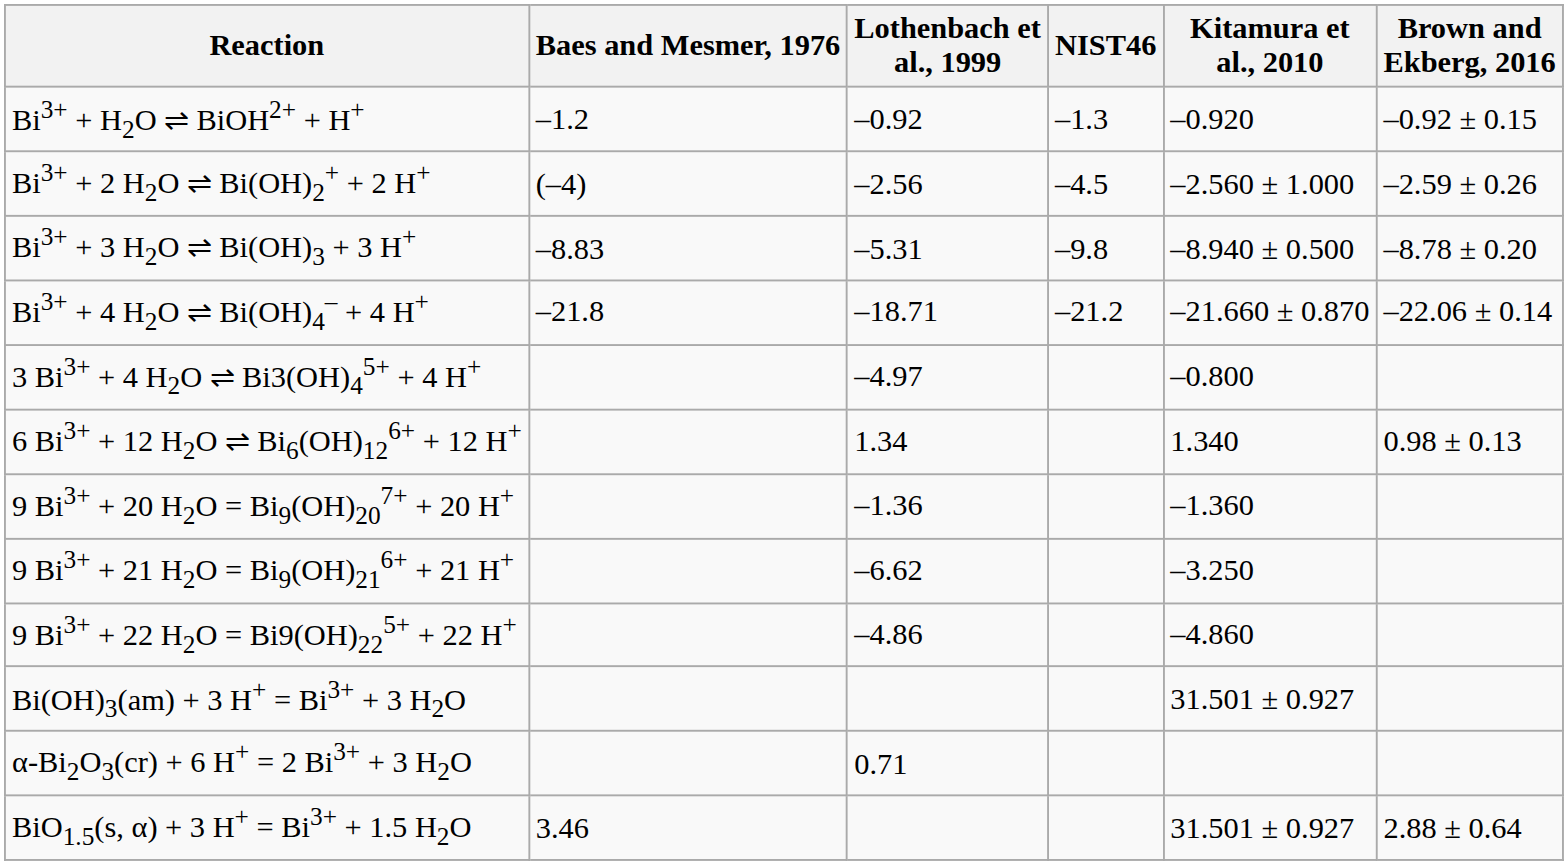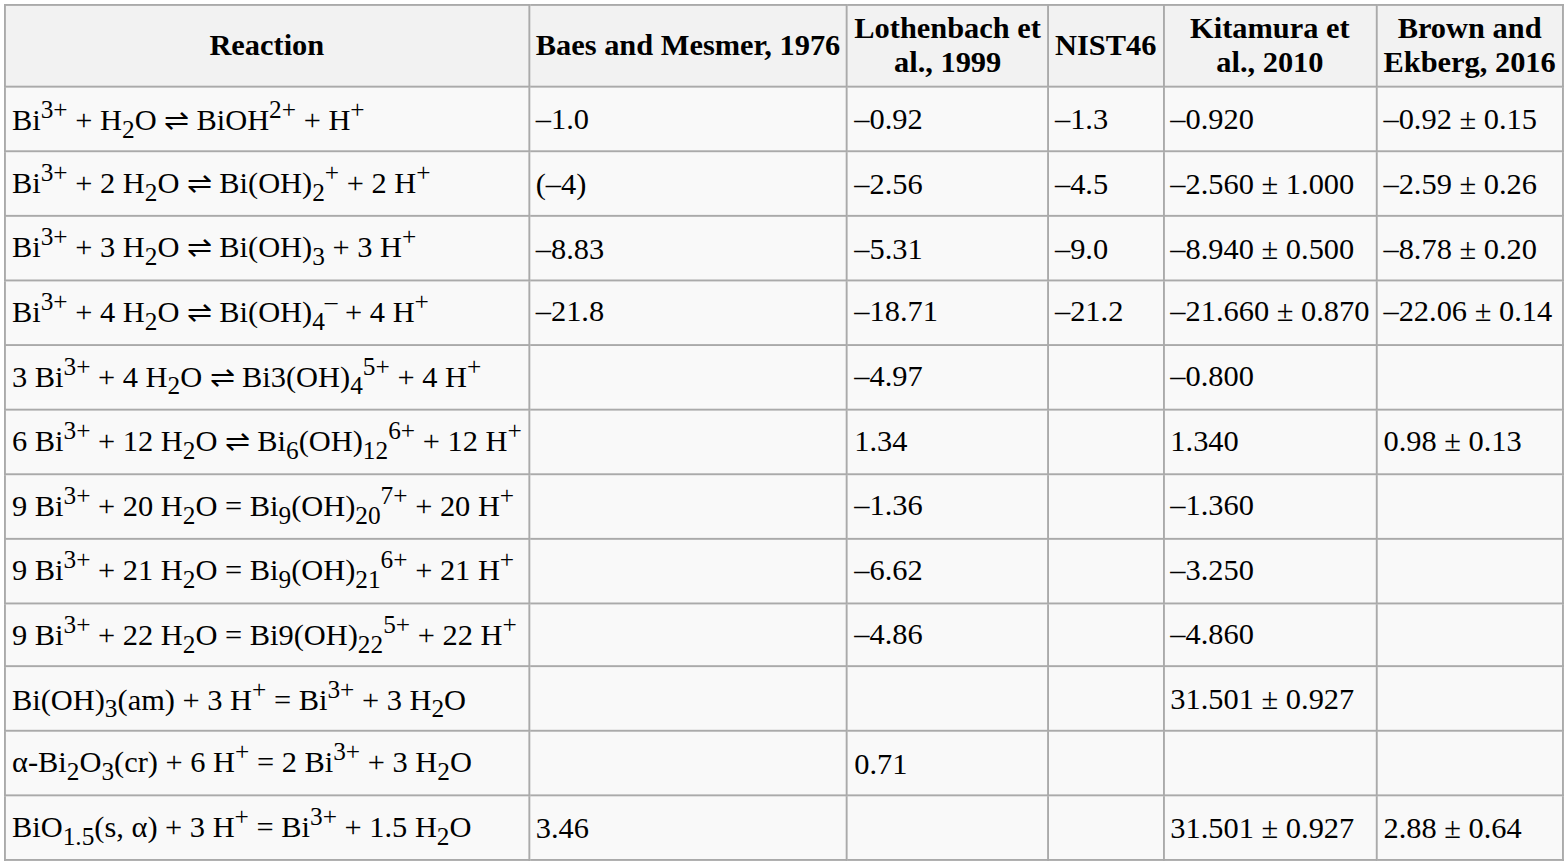(562, 119) –1.2 -> (562, 119) –1.0
(1082, 247) –9.8 -> (1082, 247) –9.0
